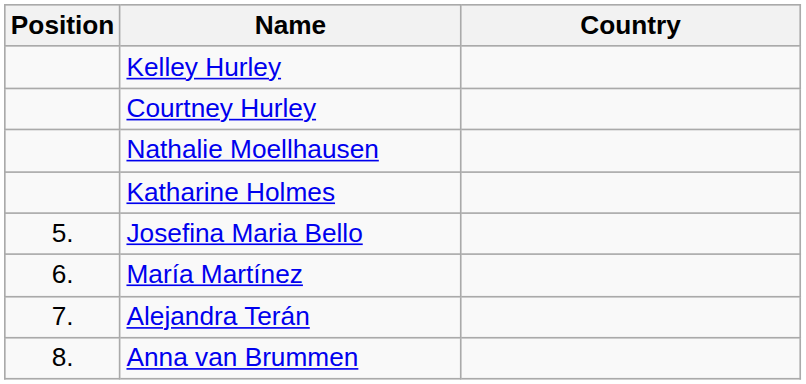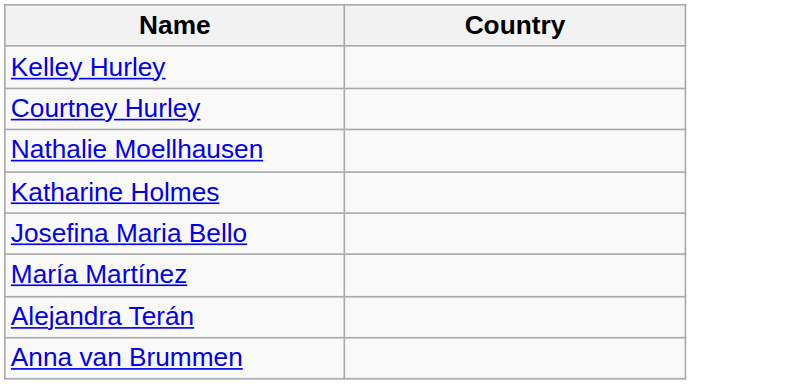- column: (63, 25)
